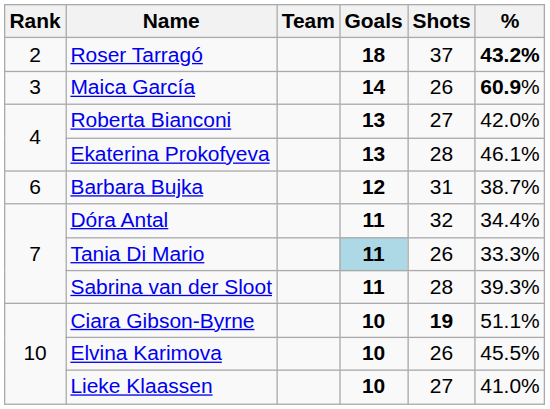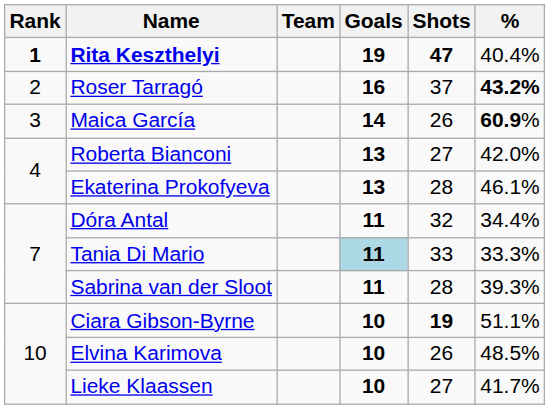+ row: (145, 54)
(374, 54) 18 -> (374, 87) 16
- row: (137, 187)
(442, 253) 26 -> (442, 253) 33
(510, 353) 45.5% -> (510, 353) 48.5%
(510, 386) 41.0% -> (510, 386) 41.7%
